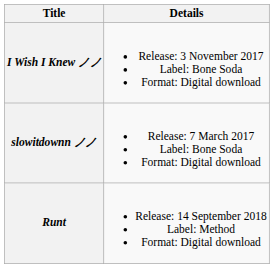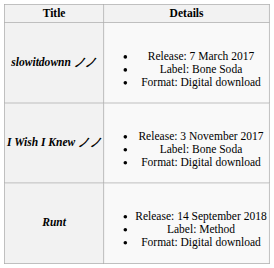rows swapped: (54, 142) <-> (54, 62)
